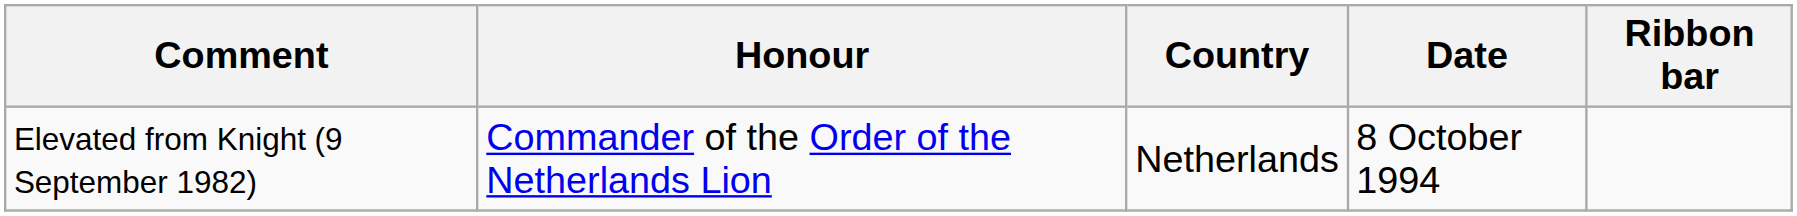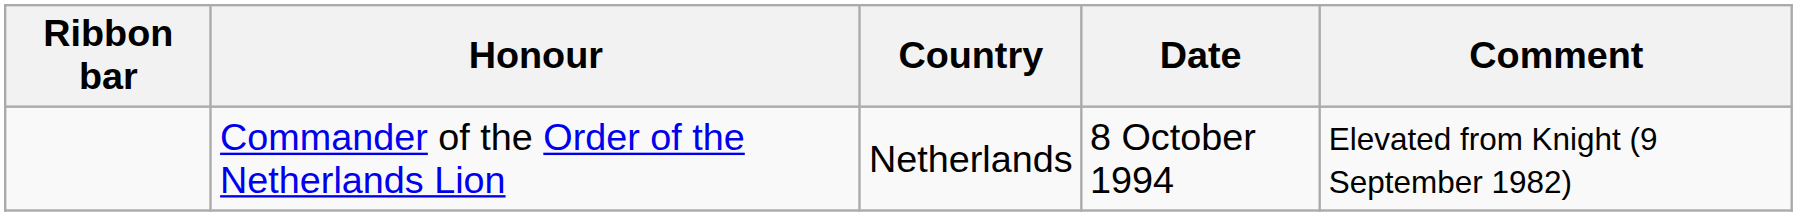columns swapped: (1690, 55) <-> (241, 55)
